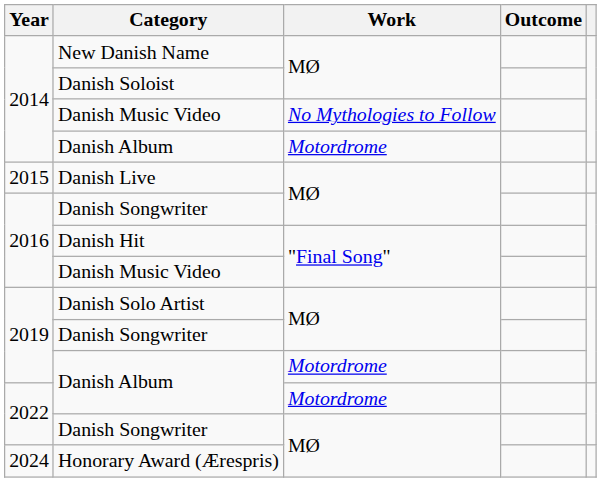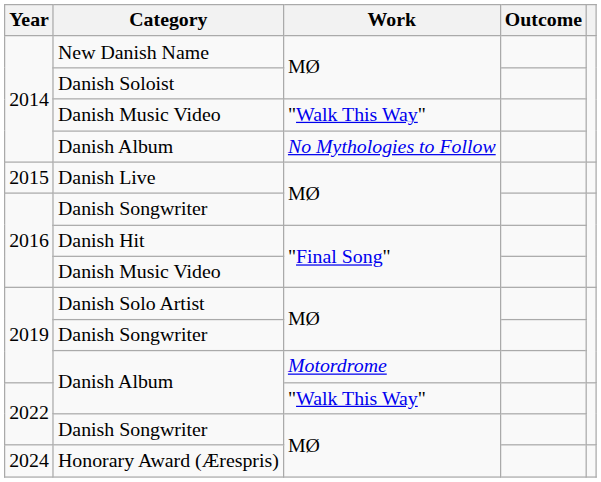(392, 114) No Mythologies to Follow -> (357, 114) "Walk This Way"
(337, 146) Motordrome -> (392, 146) No Mythologies to Follow
(337, 397) Motordrome -> (357, 397) "Walk This Way"
